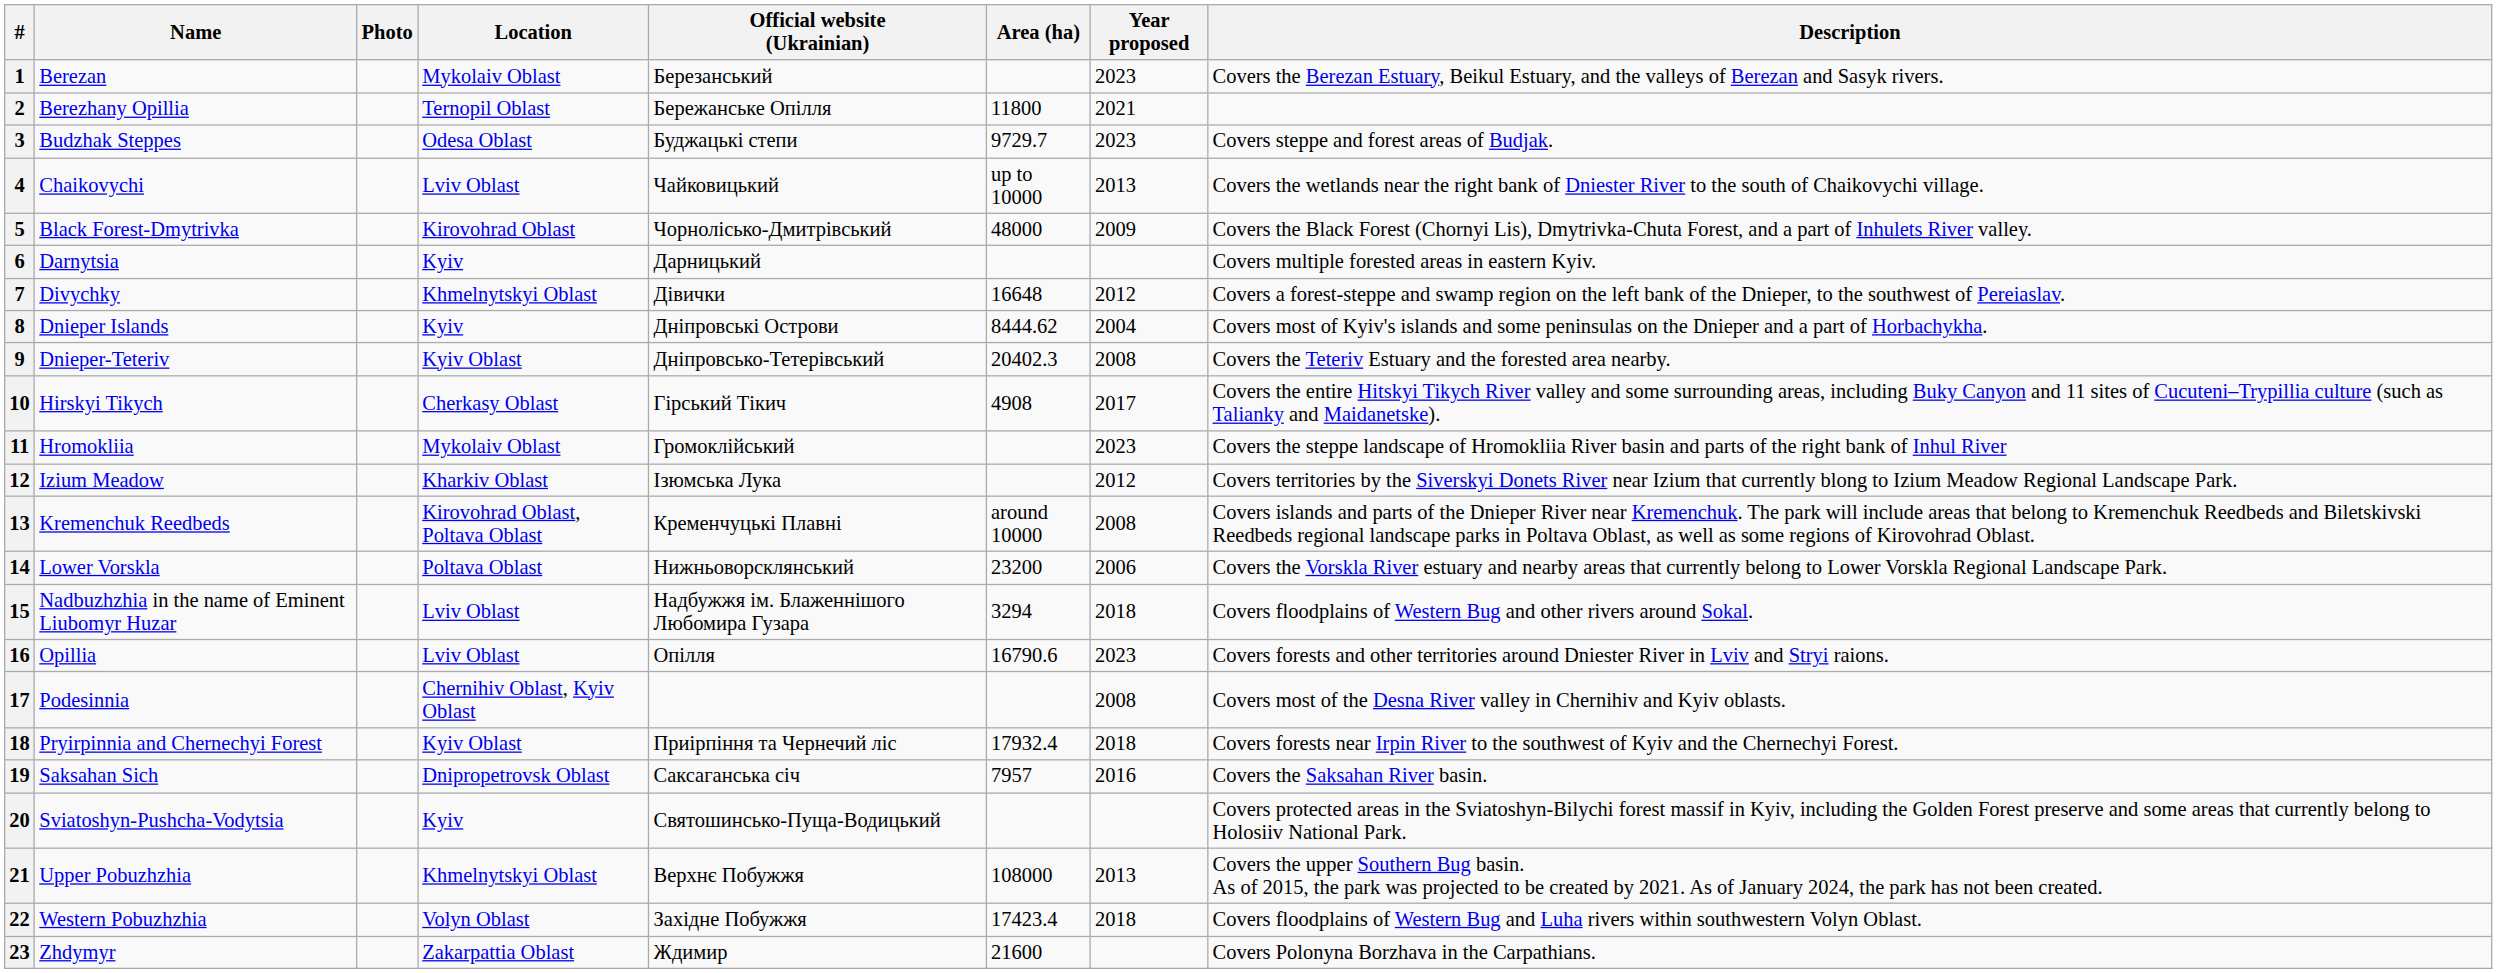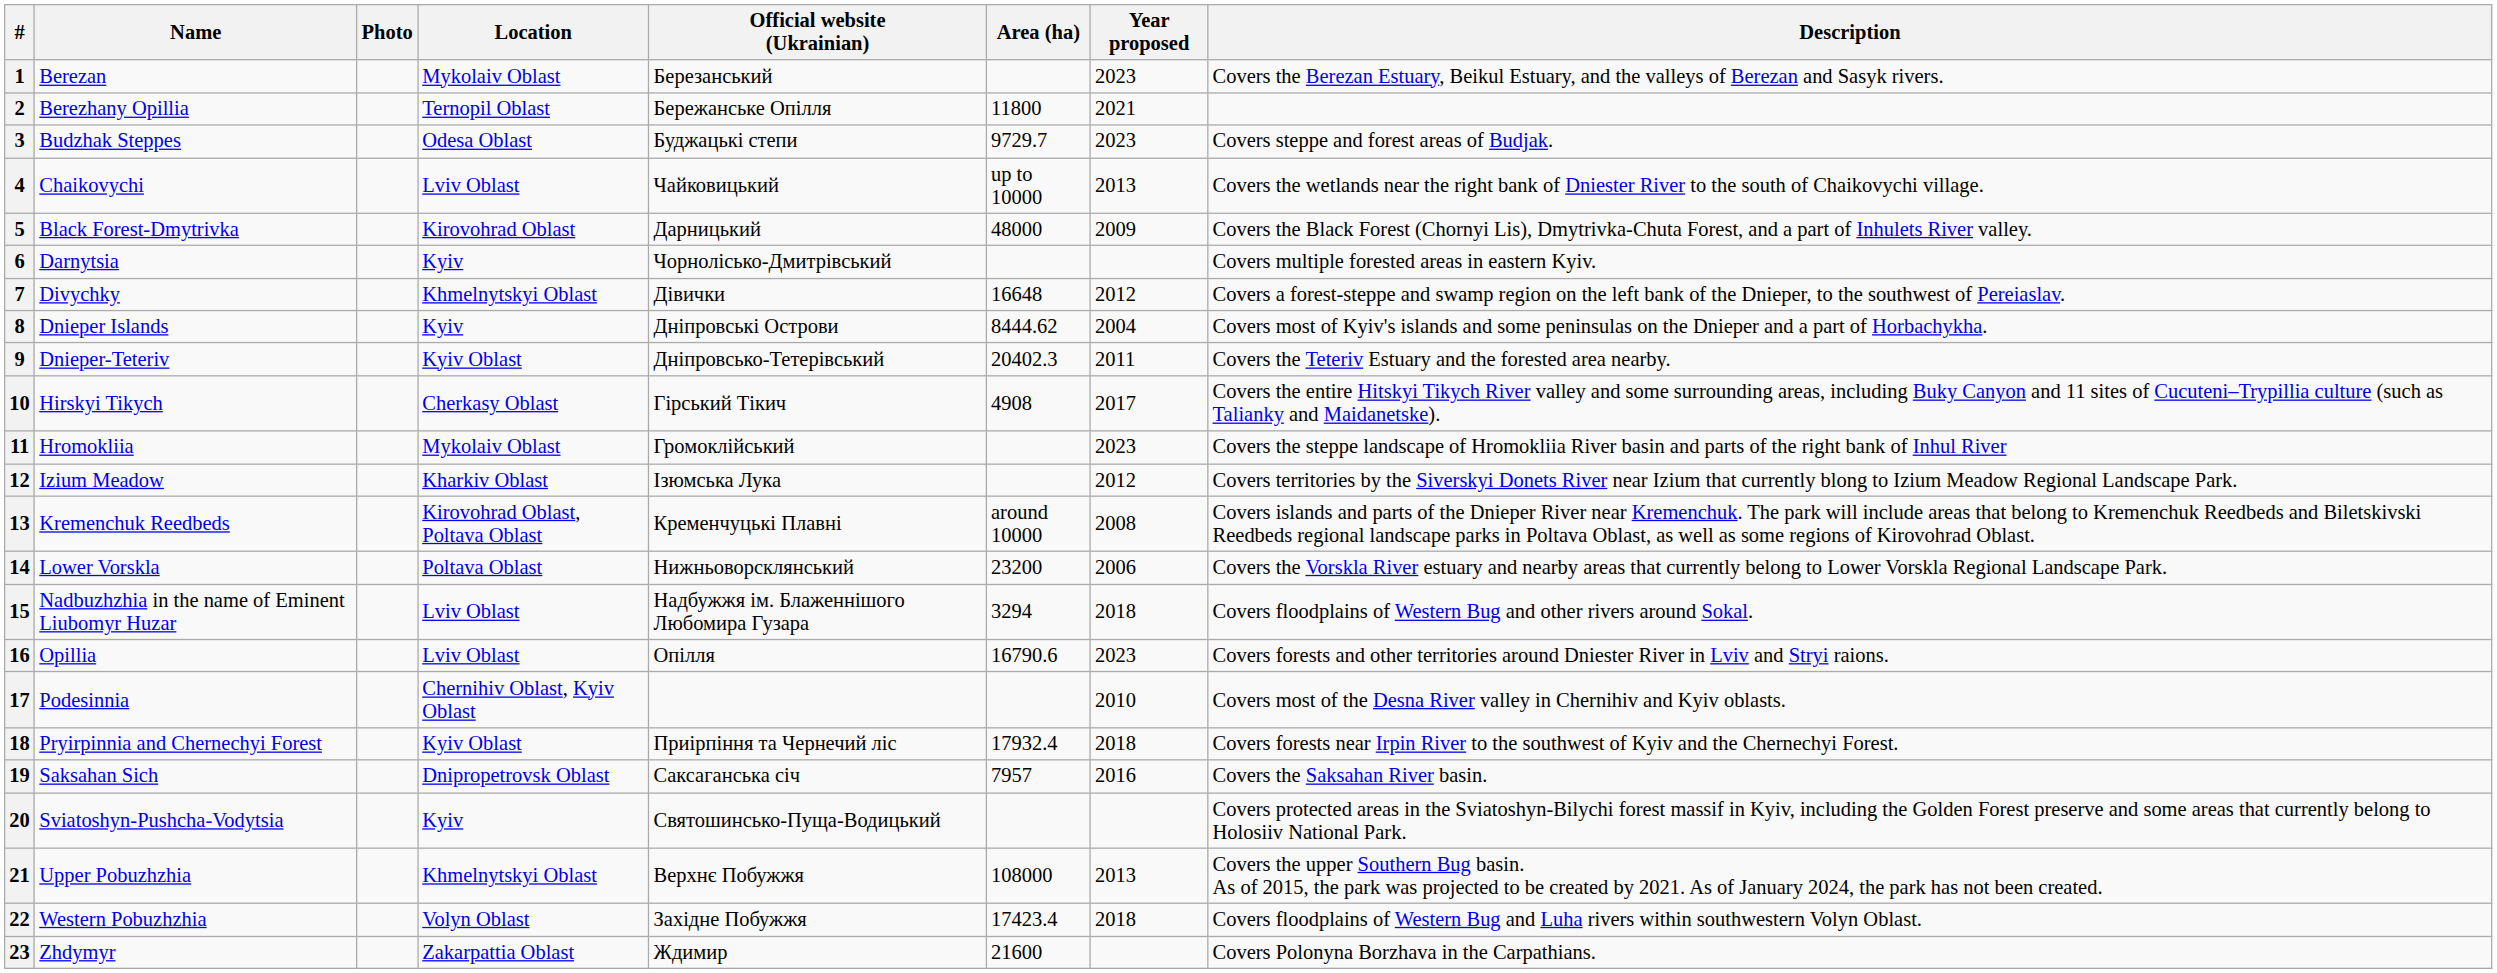(773, 229) Чорнолісько-Дмитрівський -> (707, 229) Дарницький
(707, 261) Дарницький -> (773, 261) Чорнолісько-Дмитрівський
(1116, 359) 2008 -> (1115, 359) 2011
(1116, 699) 2008 -> (1116, 699) 2010
